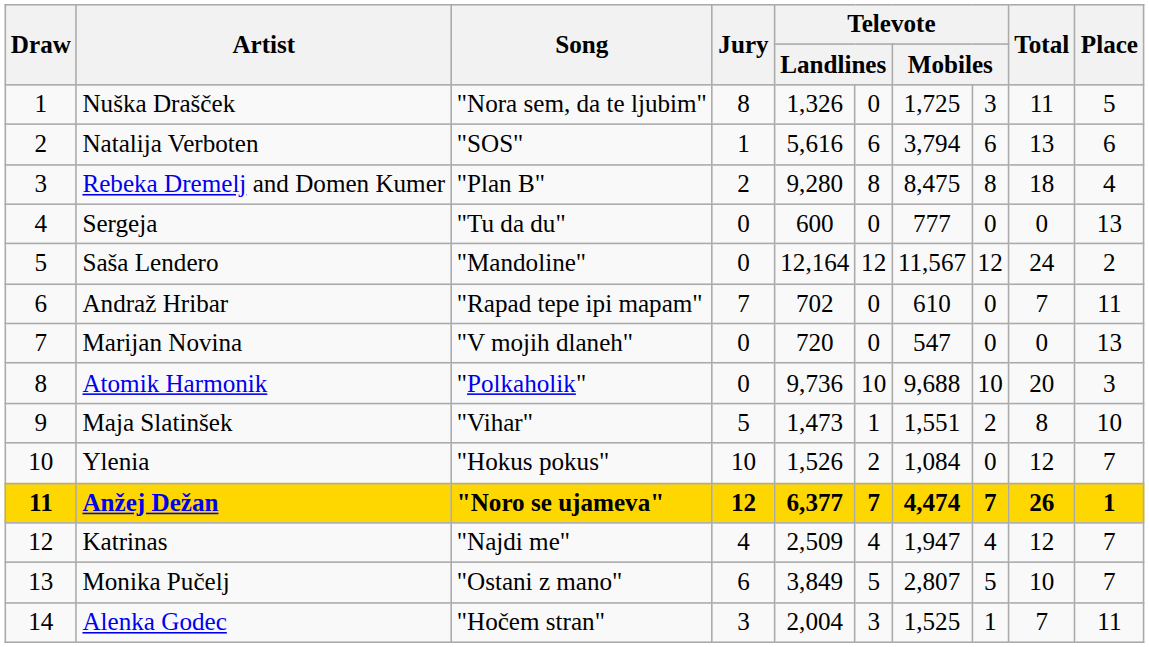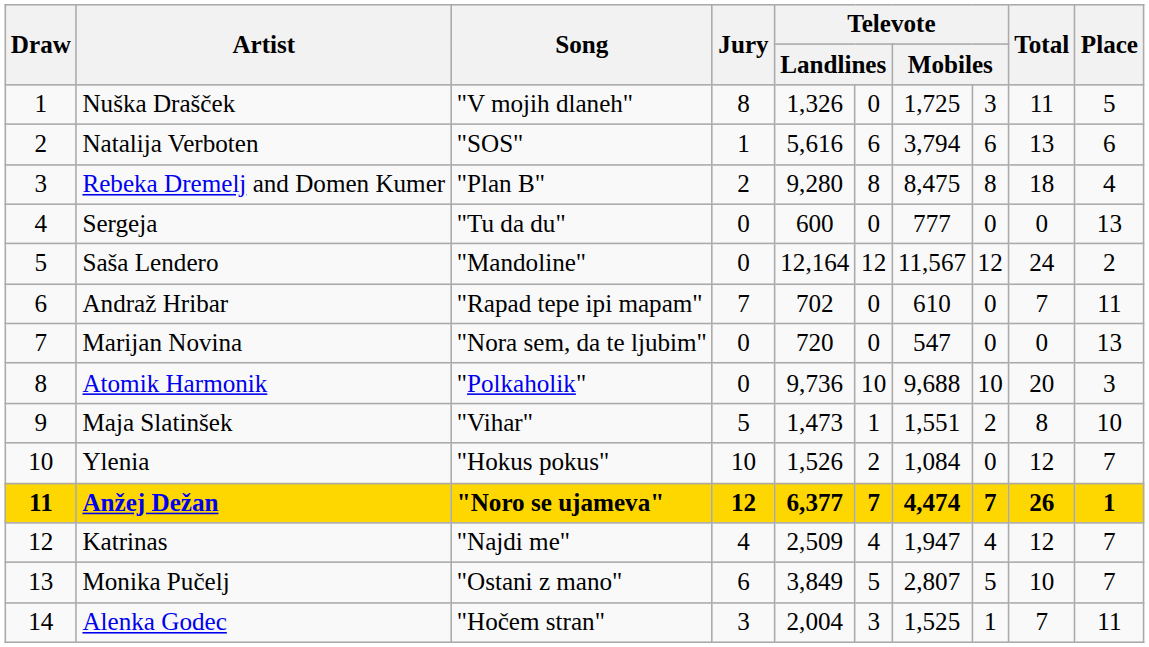(582, 104) "Nora sem, da te ljubim" -> (545, 104) "V mojih dlaneh"
(545, 343) "V mojih dlaneh" -> (582, 343) "Nora sem, da te ljubim"
